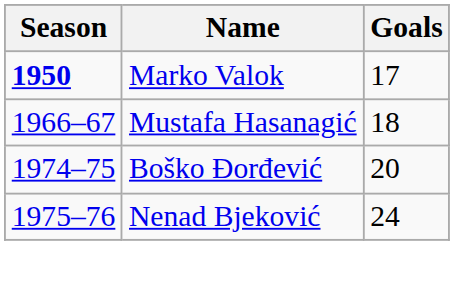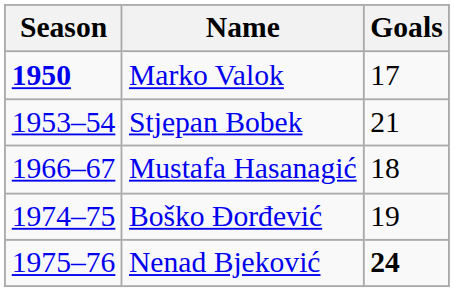+ row: (216, 121)
(385, 168) 20 -> (385, 215) 19
(385, 215) normal -> (385, 262) bold
